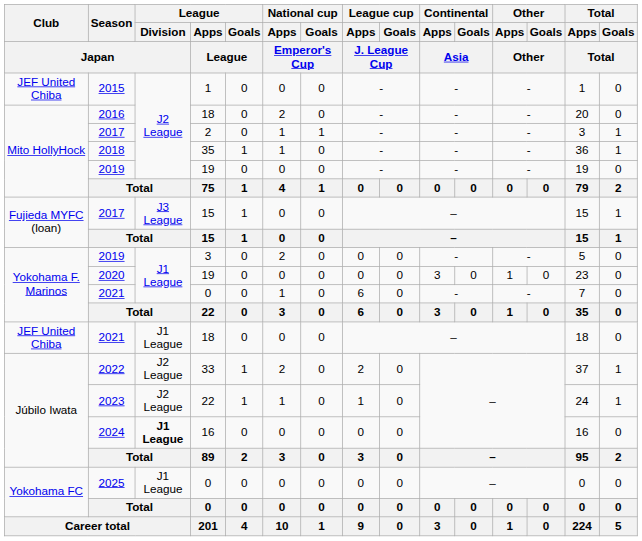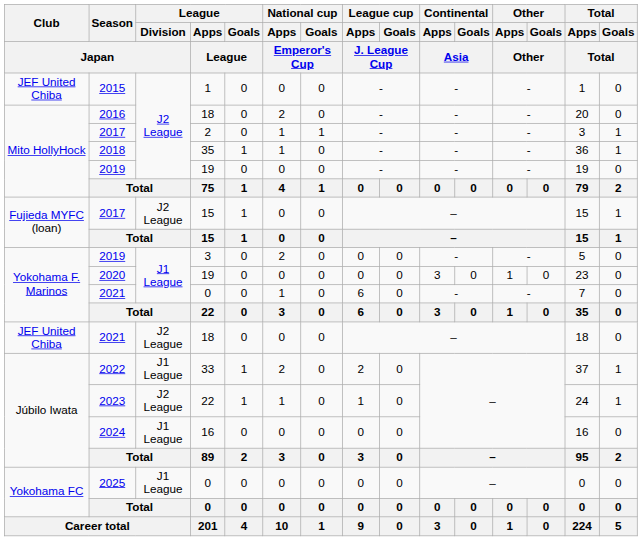(163, 213) J3 League -> (163, 213) J2 League
(163, 337) J1 League -> (163, 337) J2 League
(163, 369) J2 League -> (163, 369) J1 League
(163, 432) bold -> (163, 432) normal
